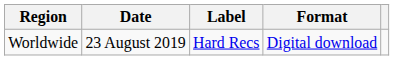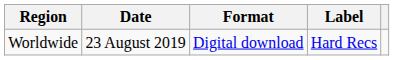columns swapped: (322, 17) <-> (226, 17)
